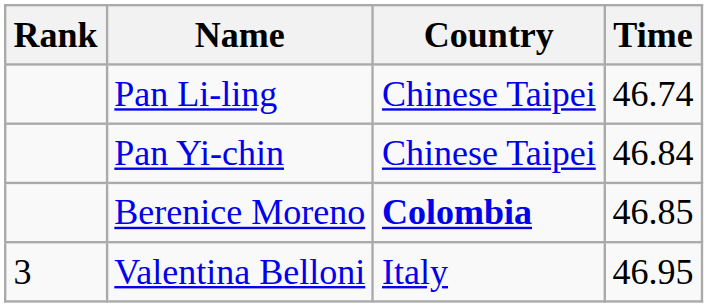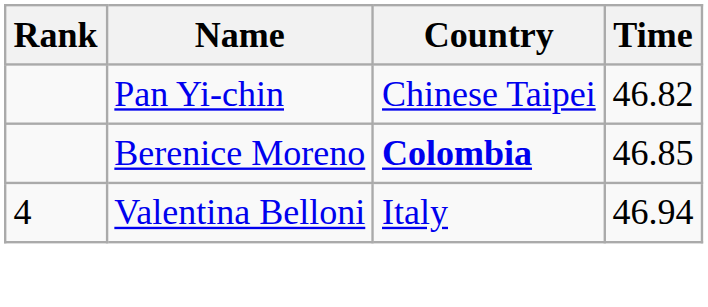- row: (196, 93)
(653, 153) 46.84 -> (653, 93) 46.82
(23, 271) 3 -> (23, 212) 4
(653, 271) 46.95 -> (653, 212) 46.94
